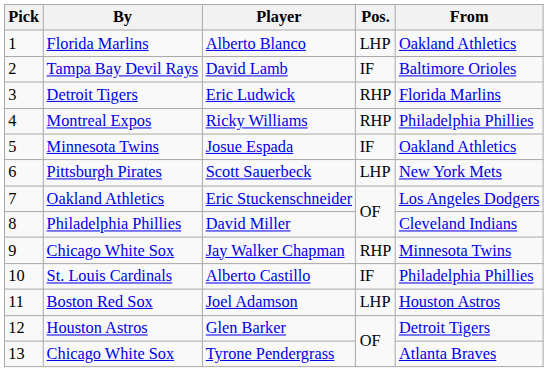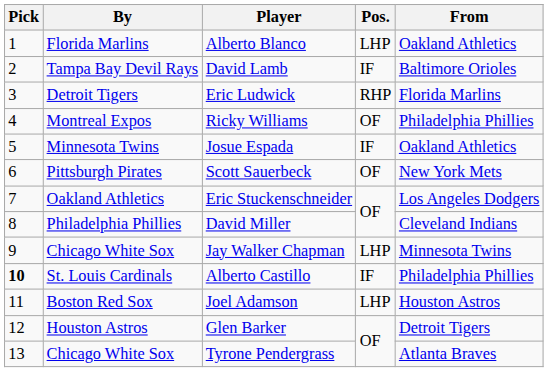(376, 120) RHP -> (370, 120) OF
(375, 172) LHP -> (370, 172) OF
(376, 250) RHP -> (375, 250) LHP
(16, 276) normal -> (16, 276) bold
